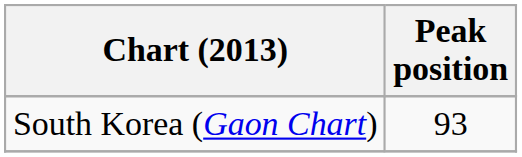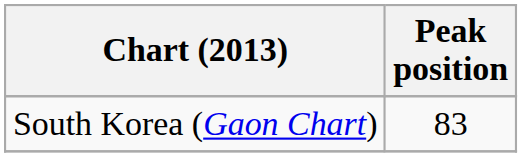(451, 123) 93 -> (451, 123) 83
